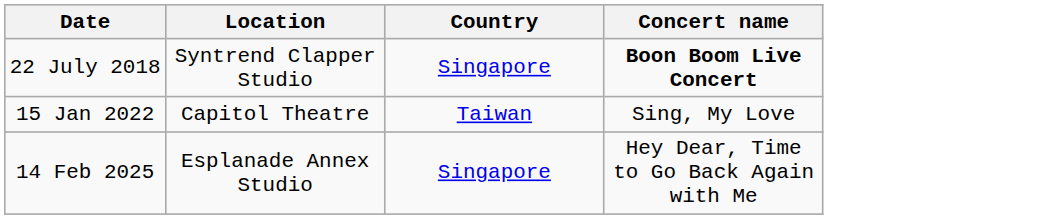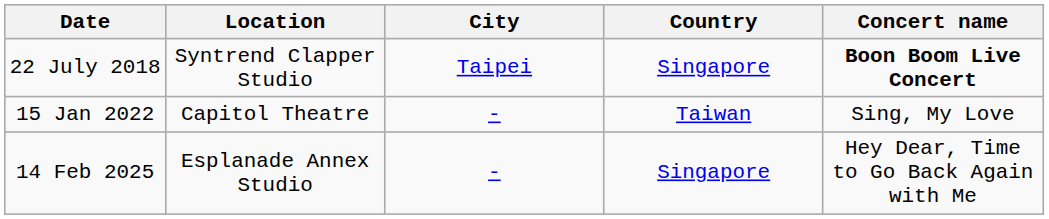+ column: (494, 22)
